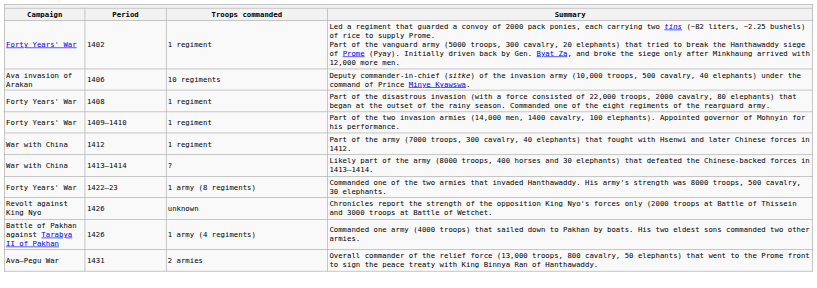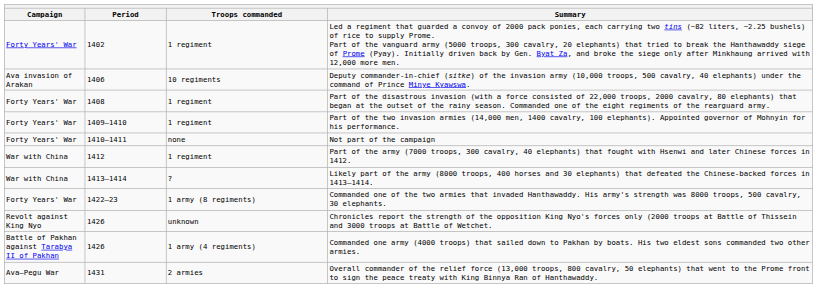+ row: (382, 139)
